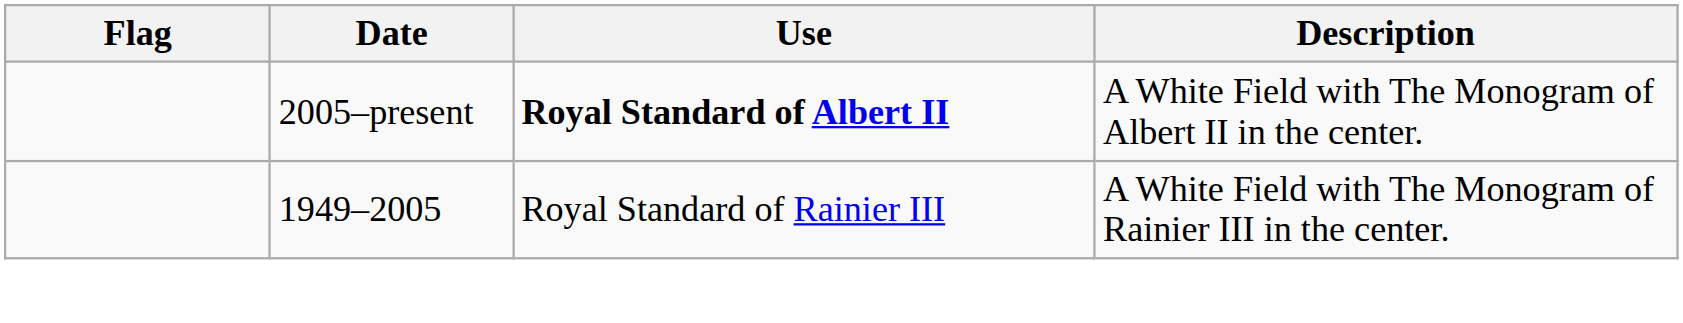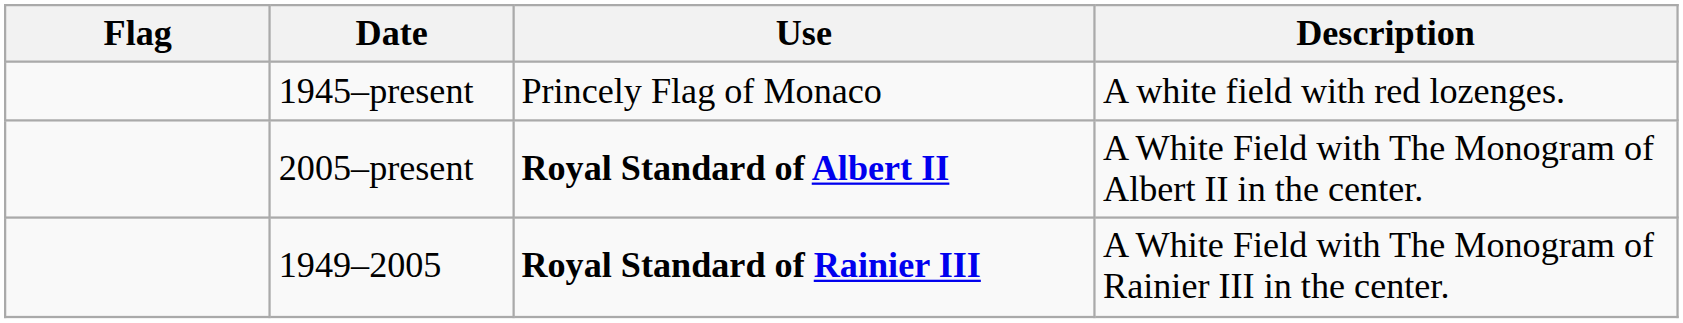+ row: (376, 90)
(733, 208) normal -> (751, 266) bold
